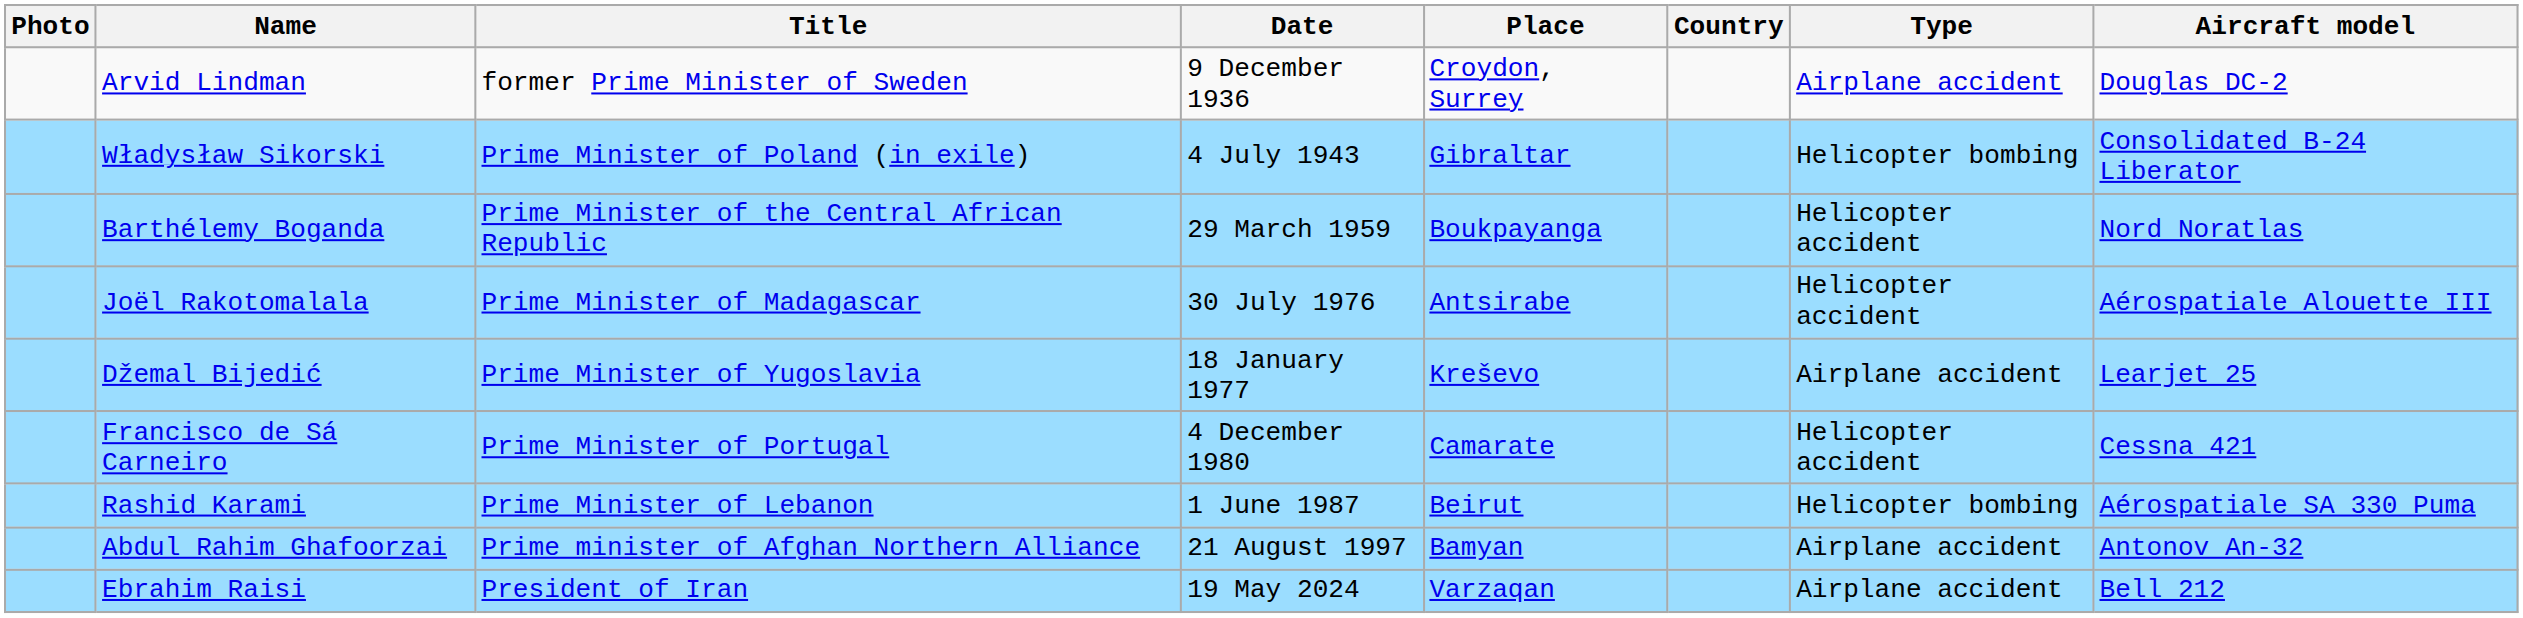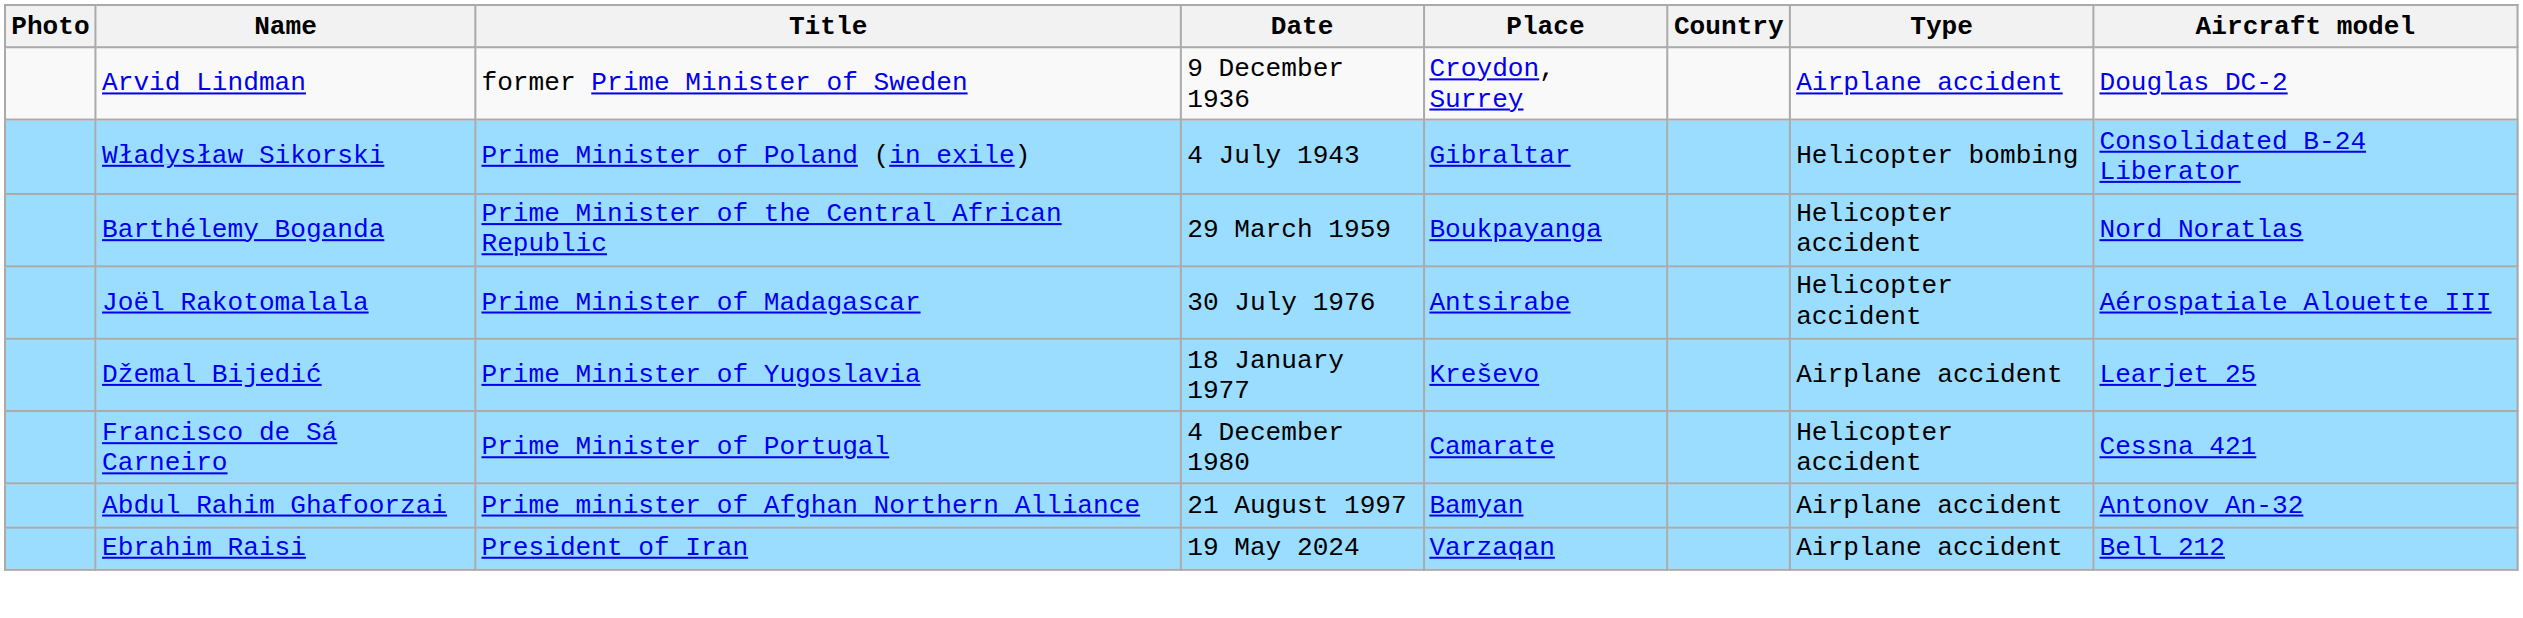- row: (204, 505)
